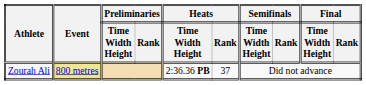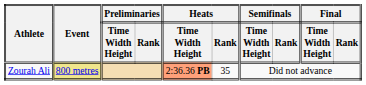(188, 71) no background -> (188, 71) lightsalmon background
(225, 71) 37 -> (225, 71) 35
